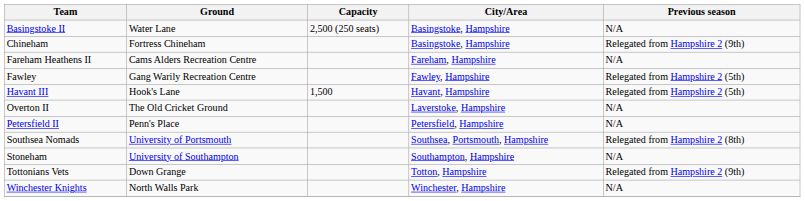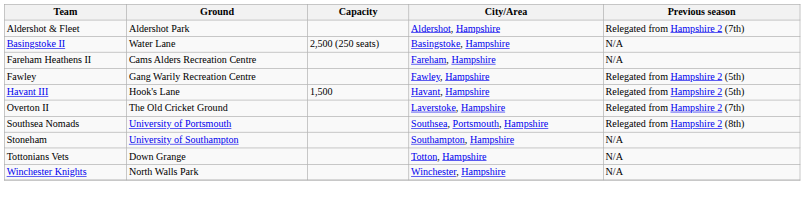+ row: (43, 28)
- row: (27, 44)
(614, 108) N/A -> (675, 108) Relegated from Hampshire 2 (7th)
- row: (33, 124)
(675, 172) Relegated from Hampshire 2 (9th) -> (614, 156) N/A
